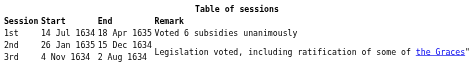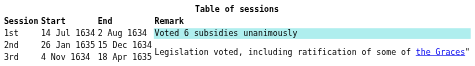(125, 34) 18 Apr 1635 -> (122, 34) 2 Aug 1634
(226, 34) no background -> (226, 34) paleturquoise background
(122, 57) 2 Aug 1634 -> (125, 57) 18 Apr 1635
